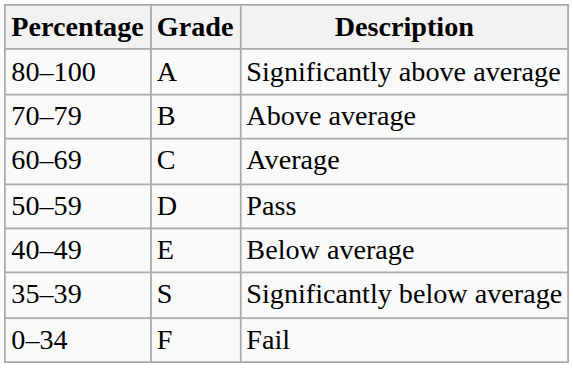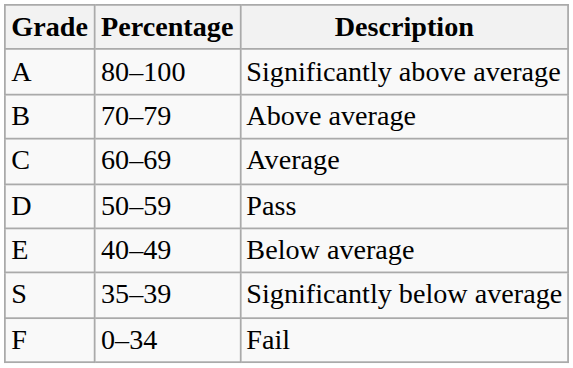columns swapped: (78, 26) <-> (195, 26)
